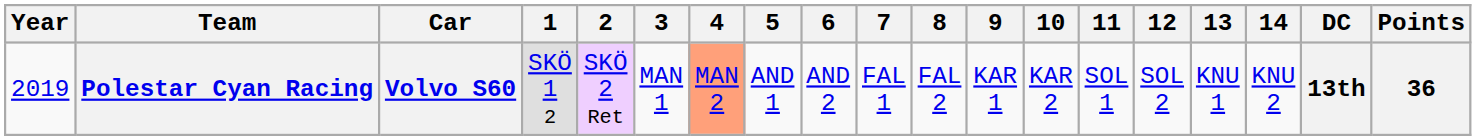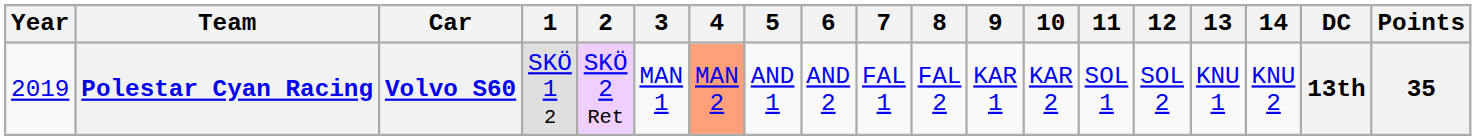(1421, 89) 36 -> (1421, 89) 35
